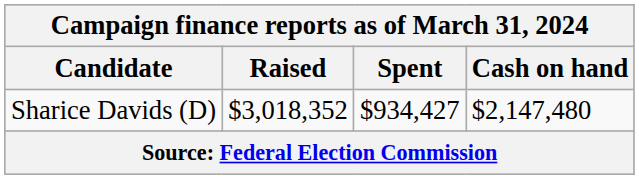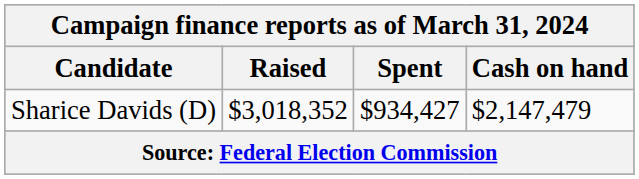(532, 109) $2,147,480 -> (532, 109) $2,147,479
